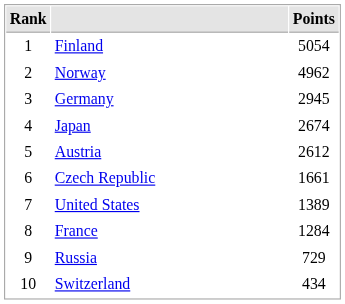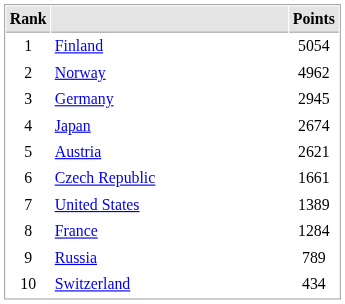(314, 152) 2612 -> (314, 152) 2621
(314, 258) 729 -> (314, 258) 789
